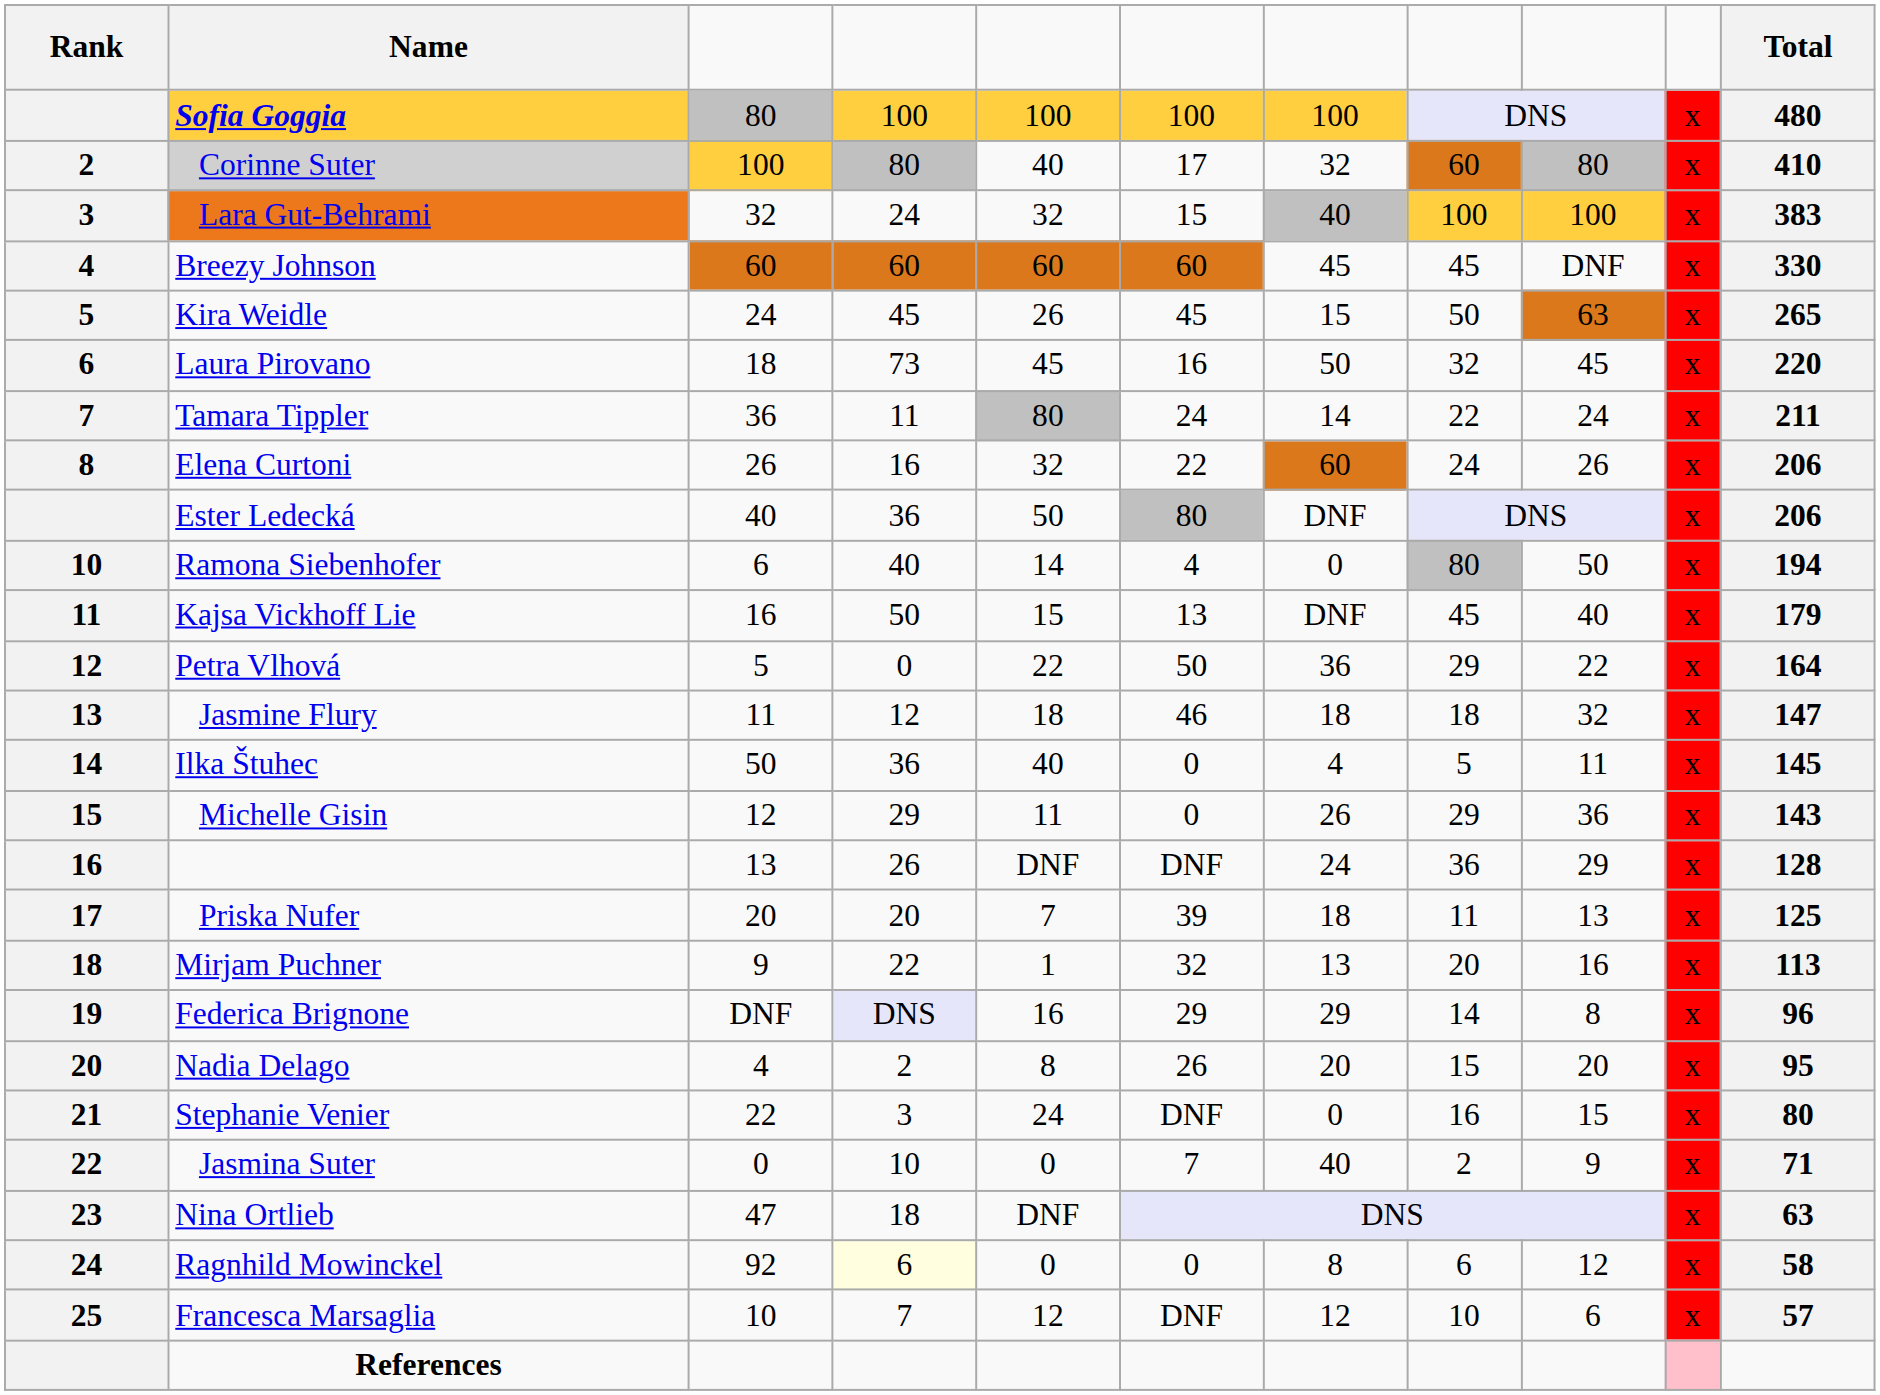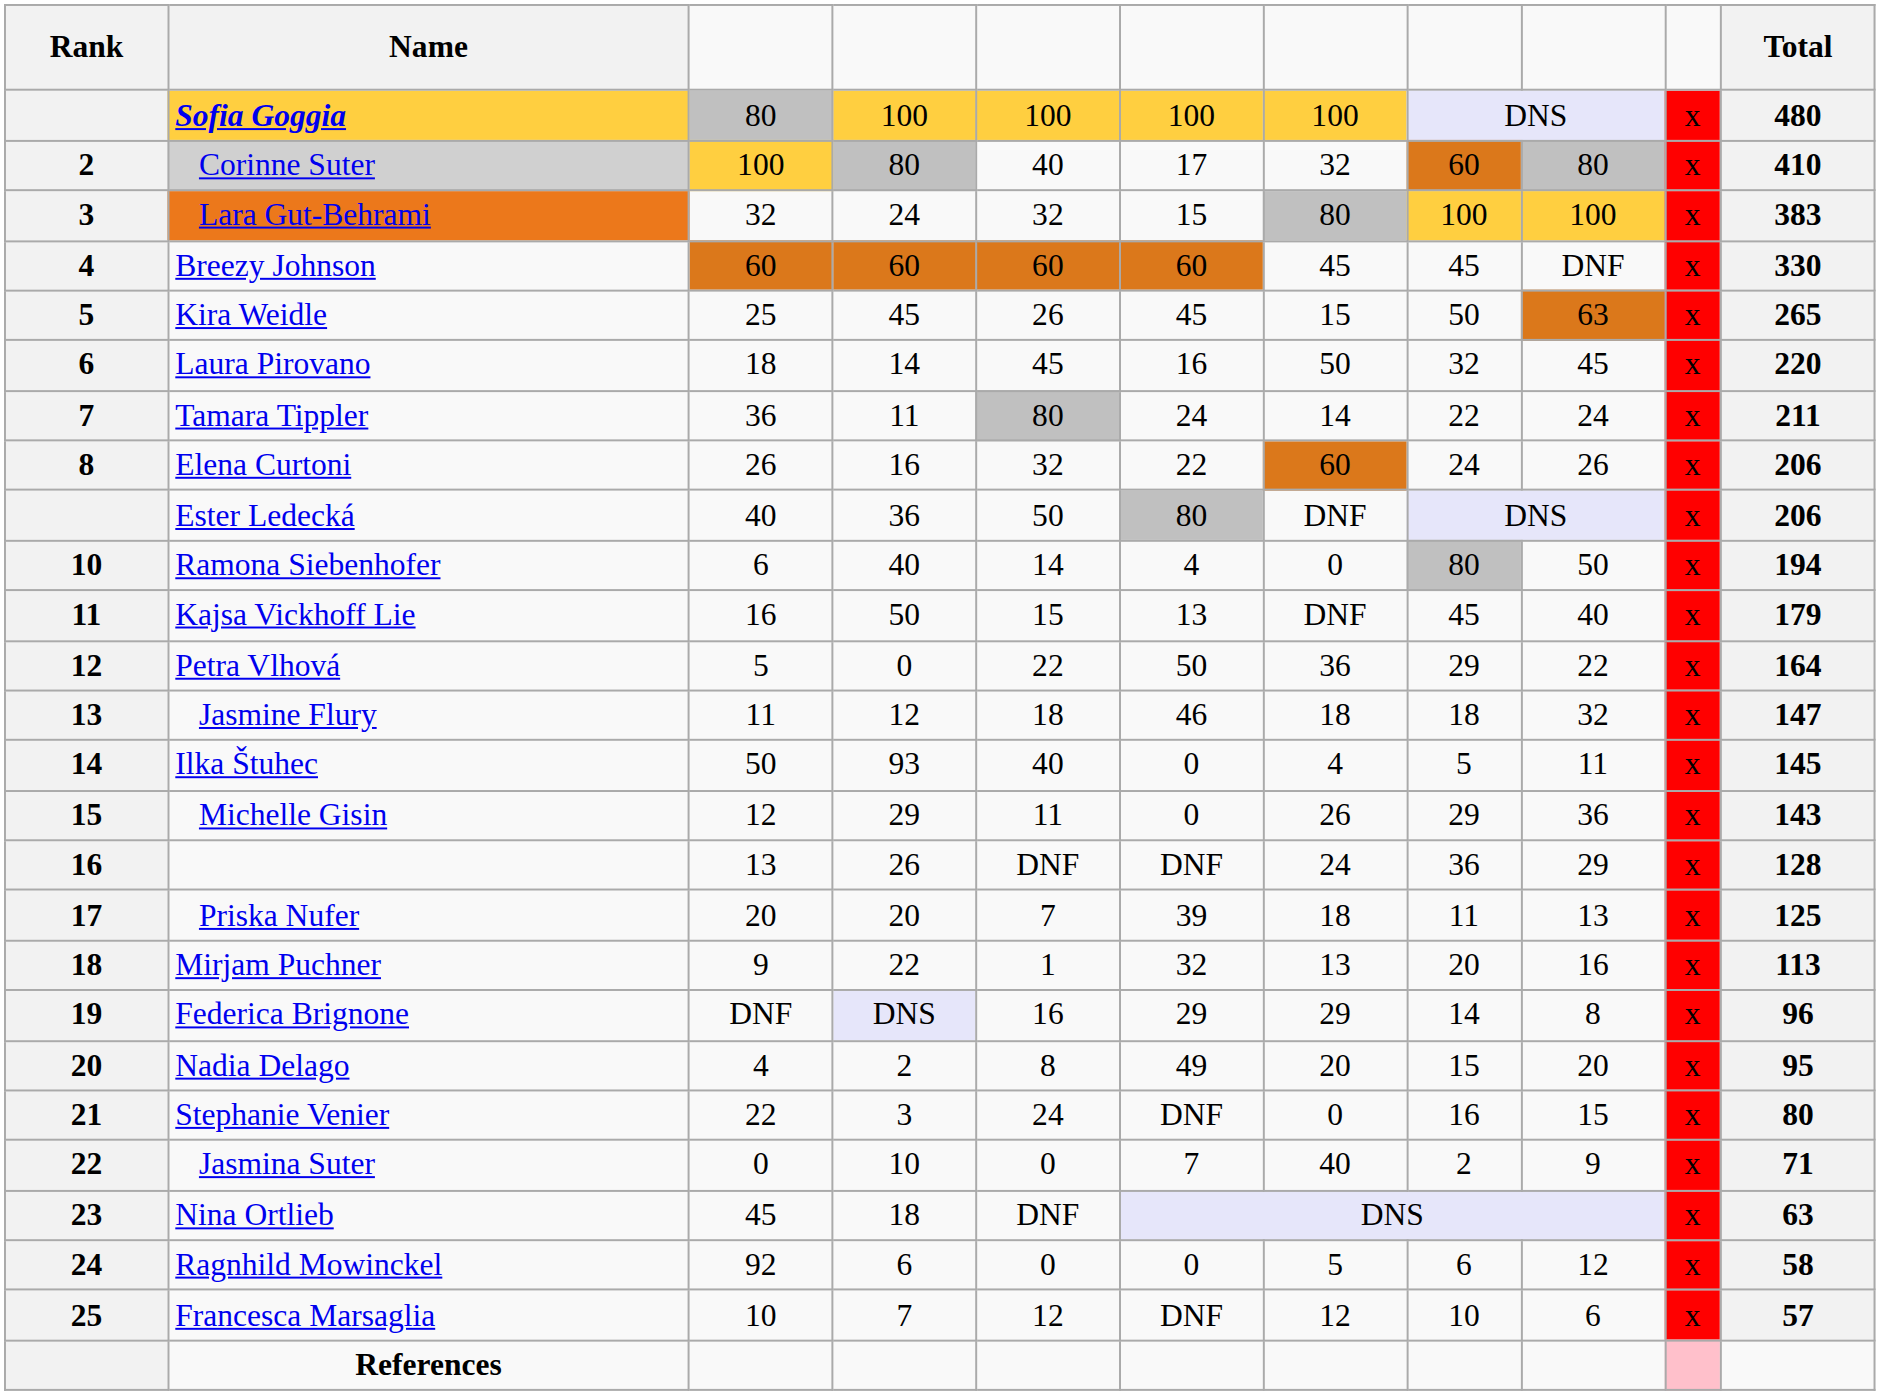(1335, 214) 40 -> (1335, 214) 80
(761, 314) 24 -> (761, 314) 25
(904, 364) 73 -> (904, 364) 14
(904, 764) 36 -> (904, 764) 93
(1191, 1064) 26 -> (1191, 1064) 49
(761, 1214) 47 -> (761, 1214) 45
(904, 1264) lightyellow background -> (904, 1264) no background
(1335, 1264) 8 -> (1335, 1264) 5
